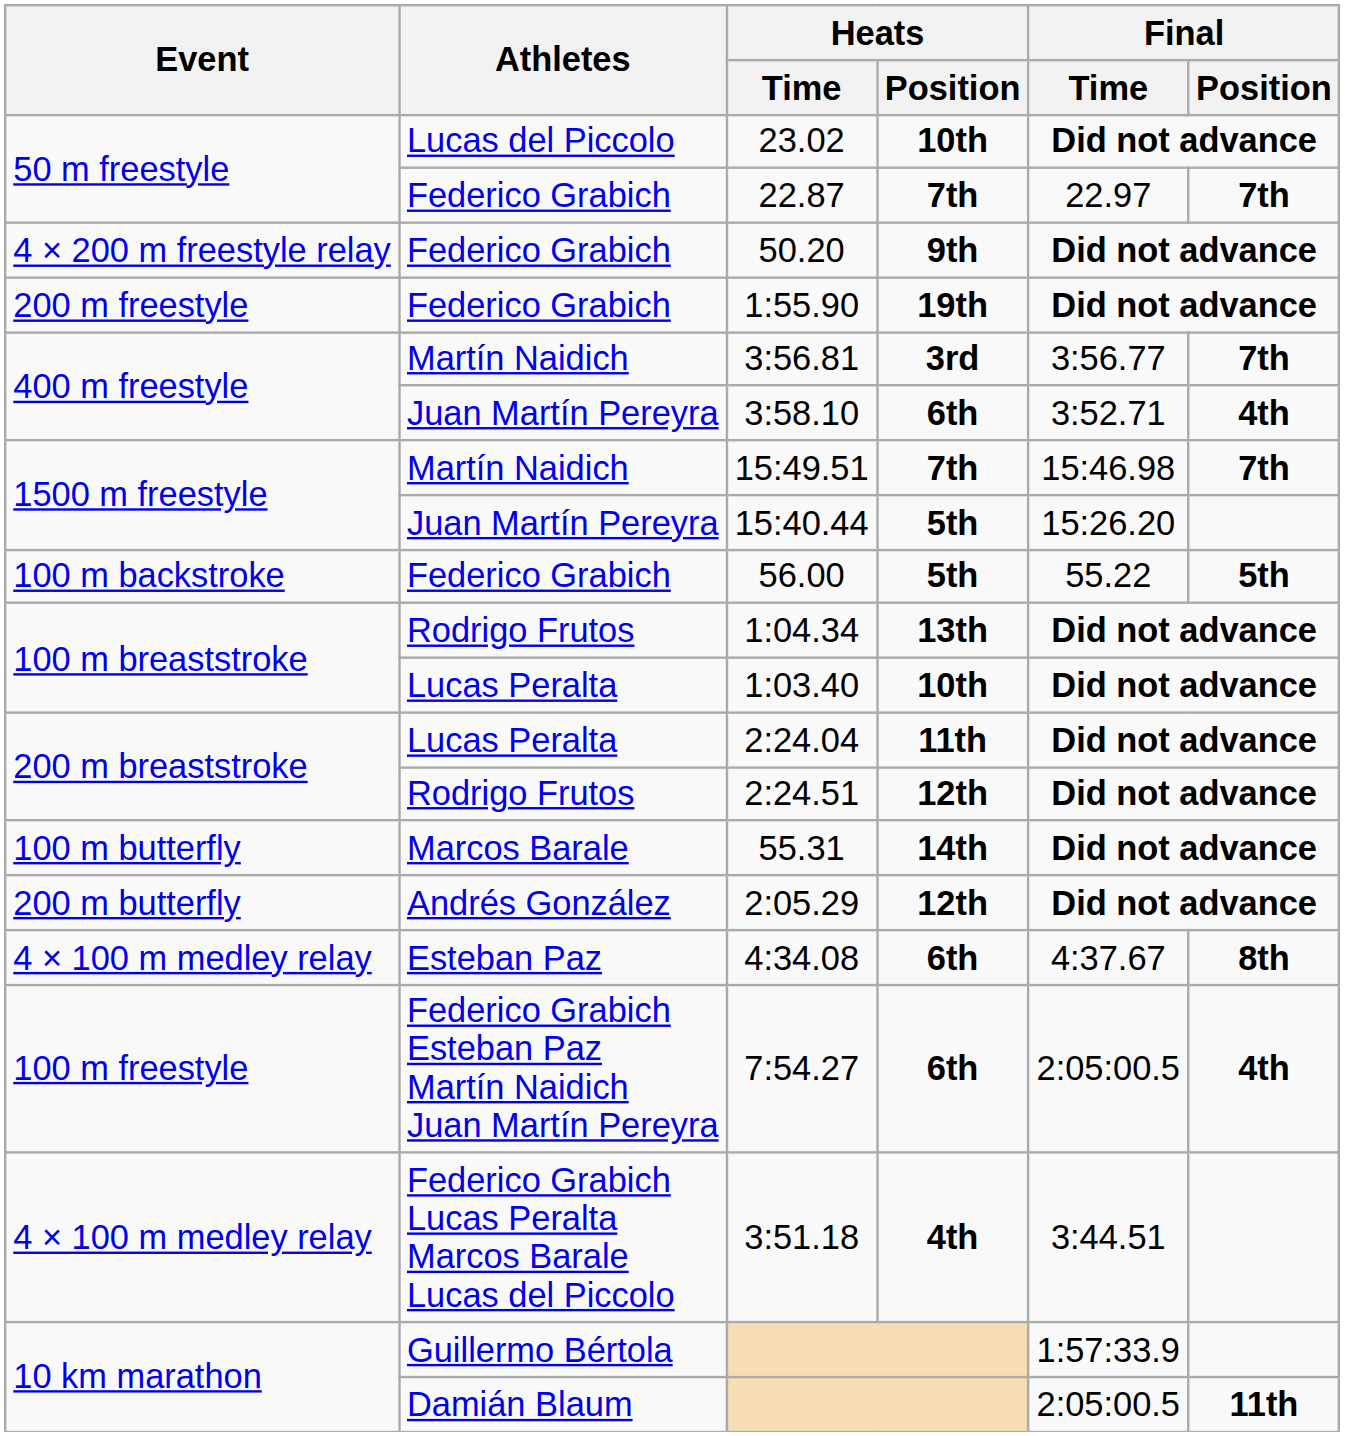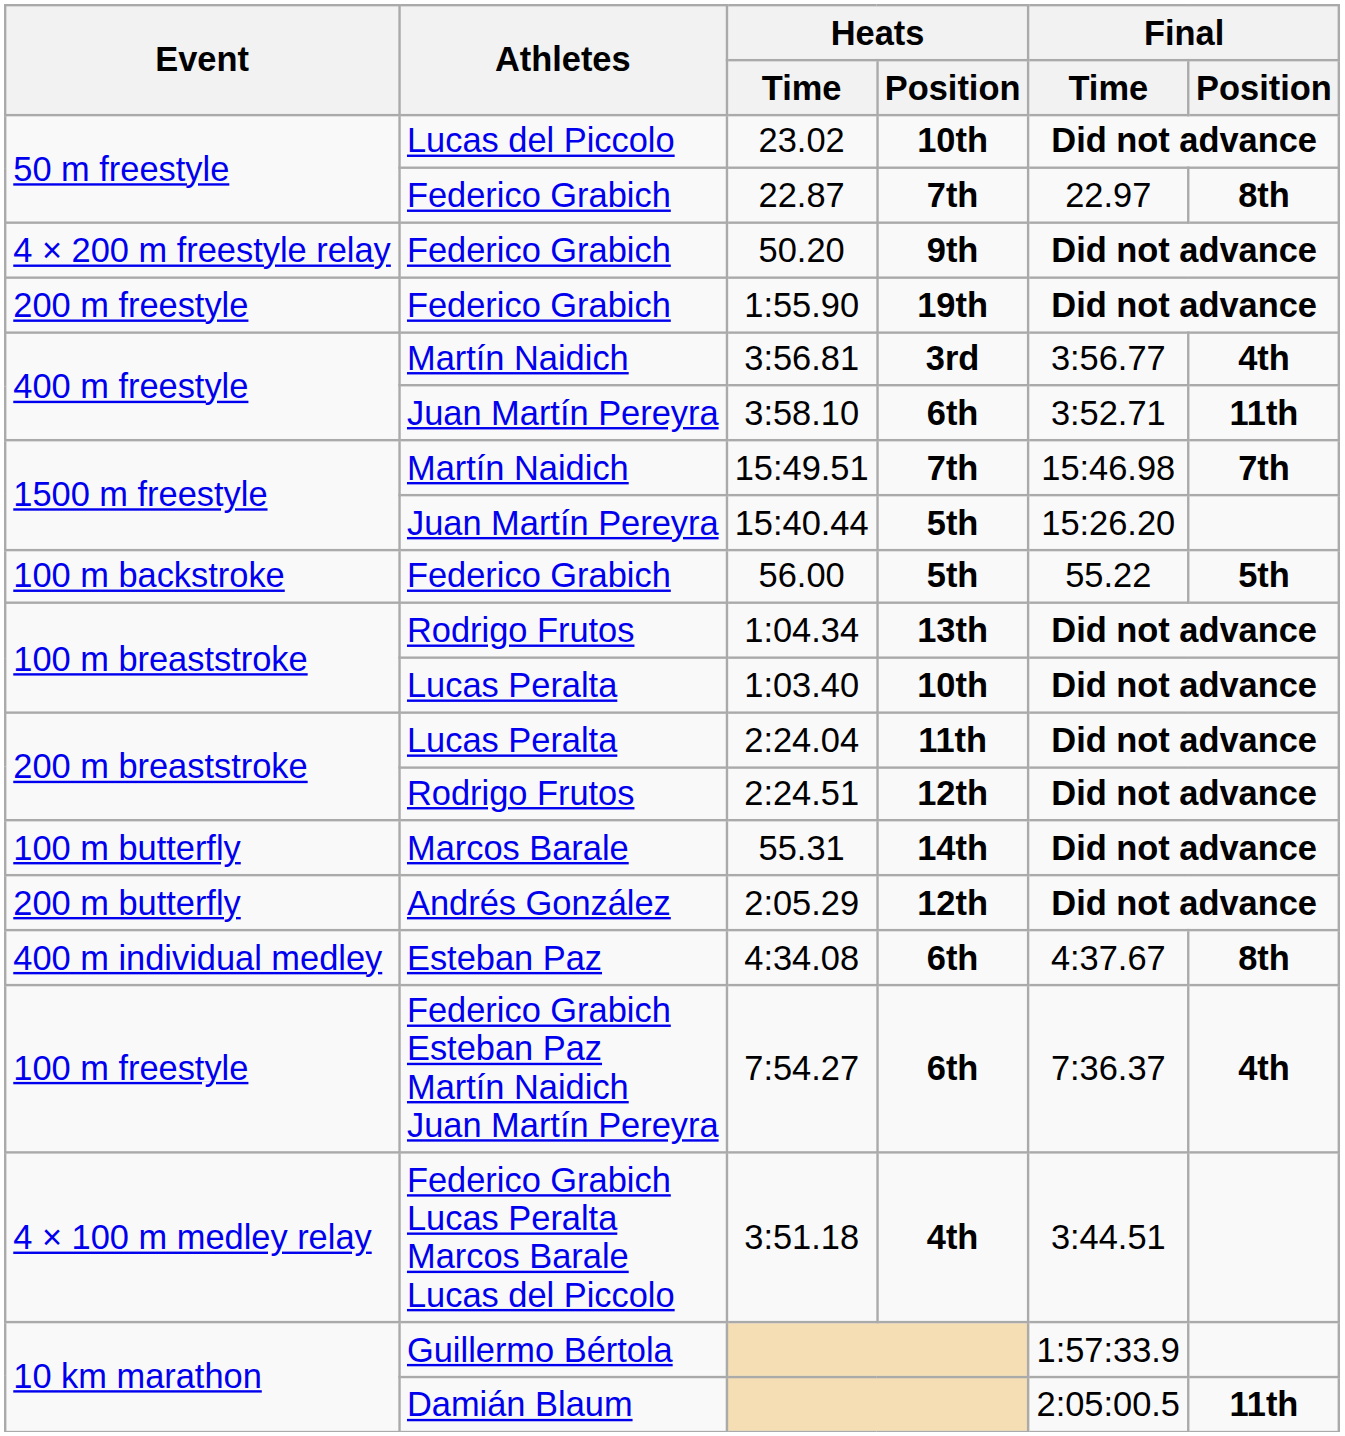(1264, 196) 7th -> (1264, 196) 8th
(1264, 359) 7th -> (1264, 359) 4th
(1264, 413) 4th -> (1264, 413) 11th
(192, 957) 4 × 100 m medley relay -> (198, 957) 400 m individual medley
(1108, 1069) 2:05:00.5 -> (1108, 1069) 7:36.37
